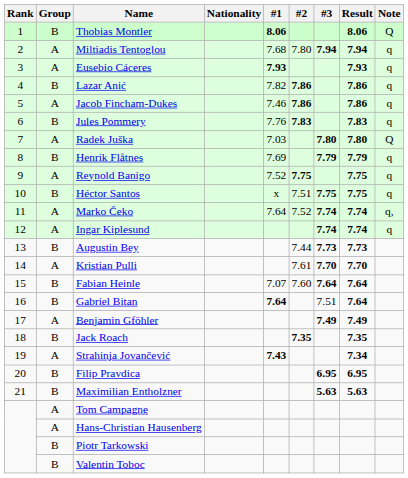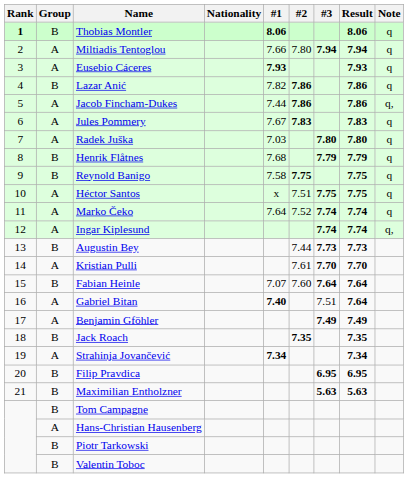(20, 31) normal -> (20, 31) bold
(389, 31) Q -> (389, 31) q
(276, 49) 7.68 -> (276, 49) 7.66
(276, 103) 7.46 -> (276, 103) 7.44
(389, 103) q -> (389, 103) q,
(55, 121) B -> (55, 121) A
(276, 121) 7.76 -> (276, 121) 7.67
(389, 139) Q -> (389, 139) q
(276, 157) 7.69 -> (276, 157) 7.68
(55, 175) A -> (55, 175) B
(276, 175) 7.52 -> (276, 175) 7.58
(55, 193) B -> (55, 193) A
(389, 211) q, -> (389, 211) q
(389, 229) q -> (389, 229) q,
(55, 301) B -> (55, 301) A
(276, 301) 7.64 -> (276, 301) 7.40
(276, 355) 7.43 -> (276, 355) 7.34
(55, 409) A -> (55, 409) B
